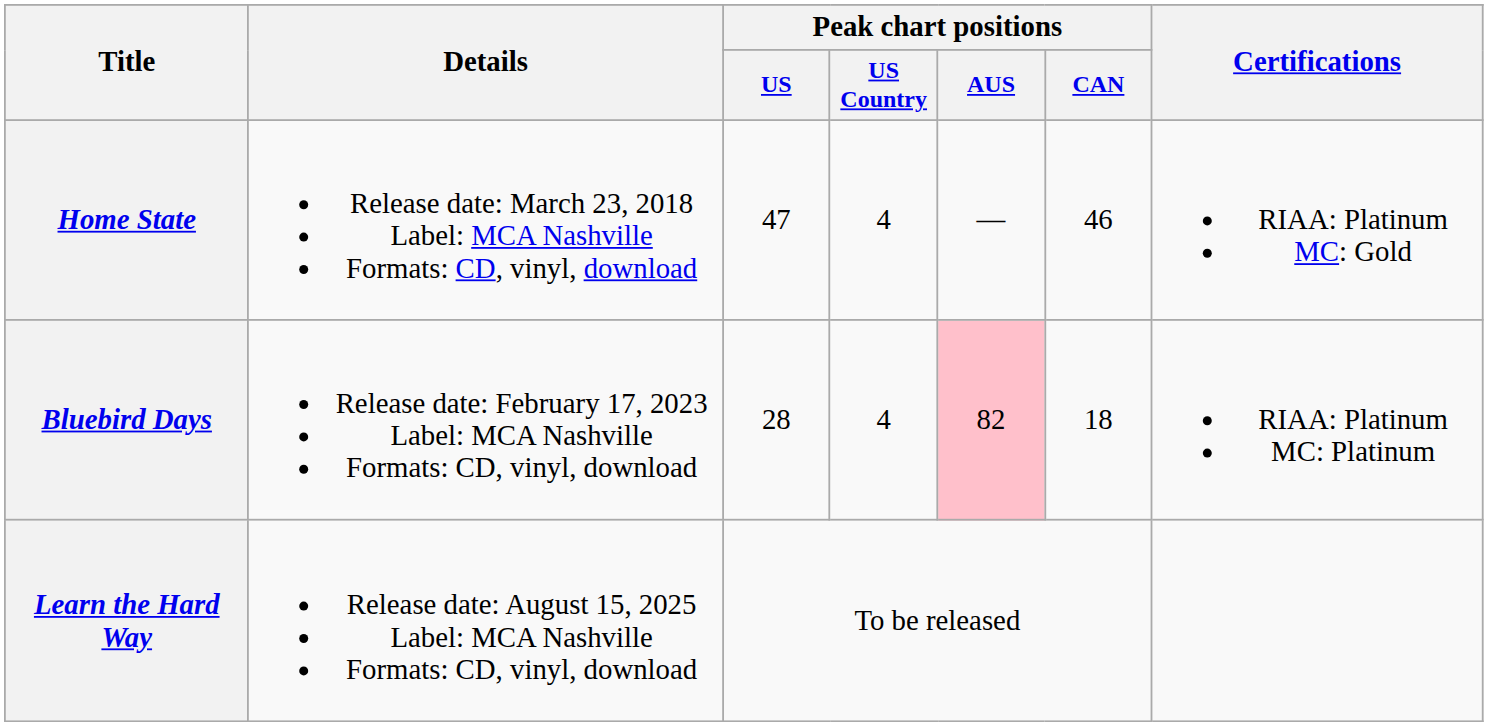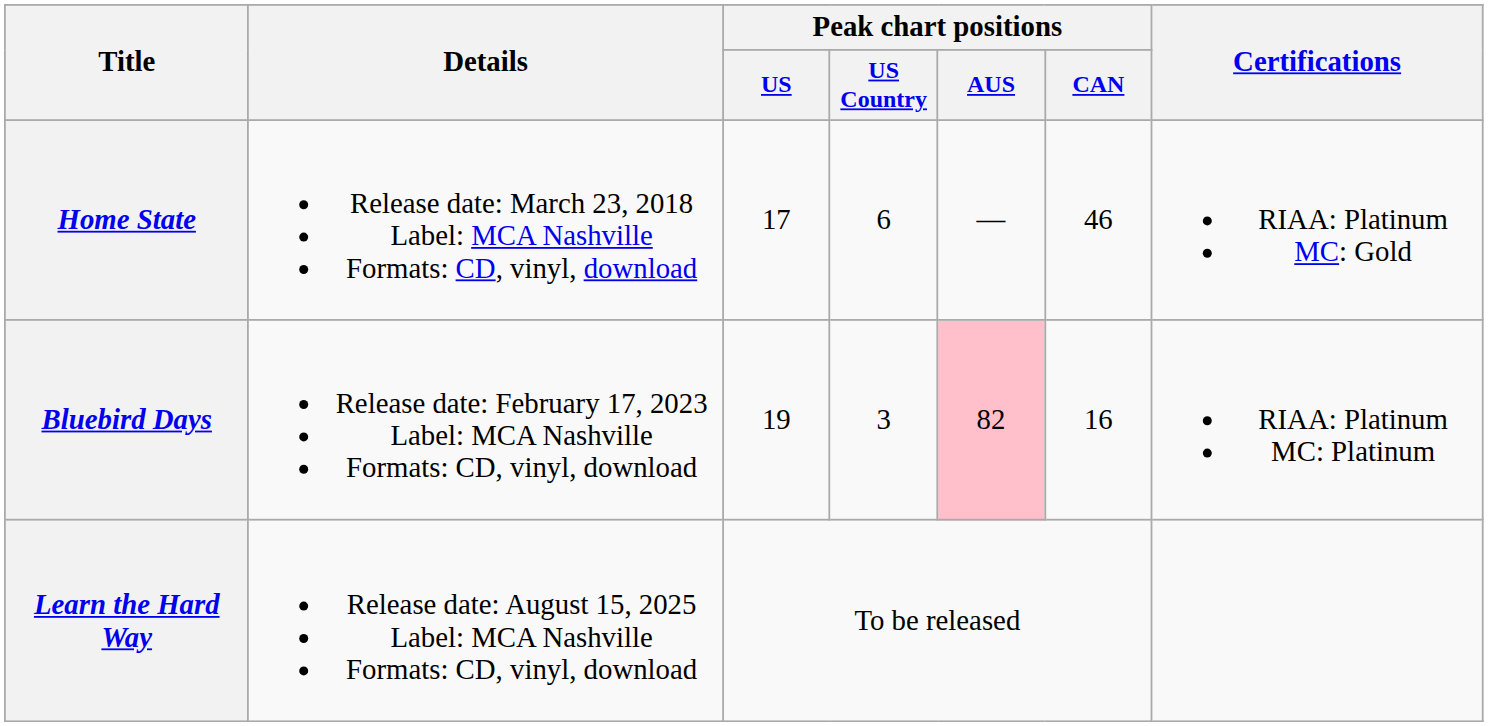(776, 219) 47 -> (776, 219) 17
(884, 219) 4 -> (884, 219) 6
(776, 419) 28 -> (776, 419) 19
(884, 419) 4 -> (884, 419) 3
(1098, 419) 18 -> (1098, 419) 16
